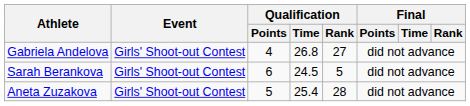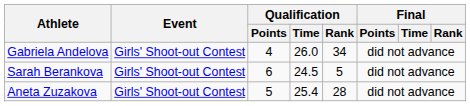(306, 53) 26.8 -> (306, 53) 26.0
(340, 53) 27 -> (340, 53) 34
